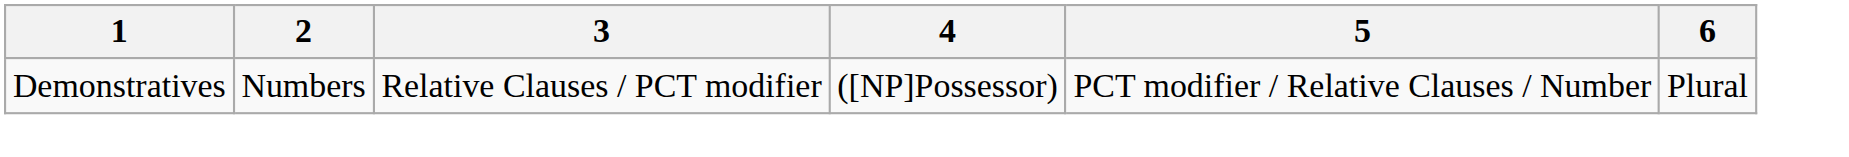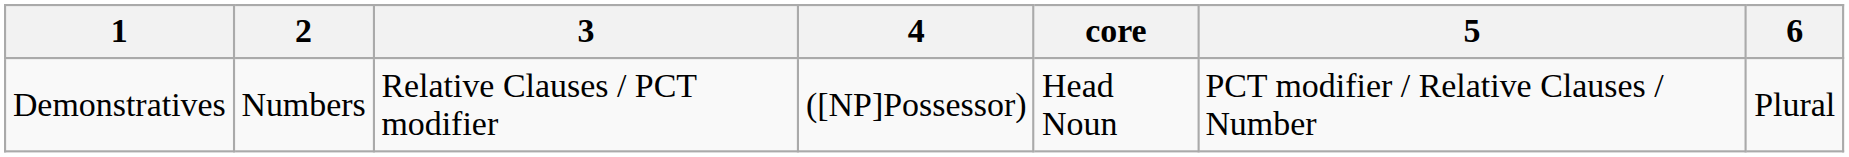+ column: (1116, 31)
